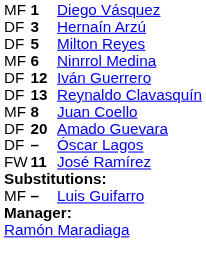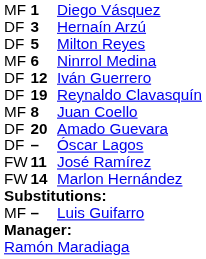(39, 94) 13 -> (39, 94) 19
+ row: (120, 179)
